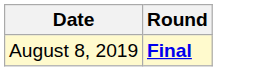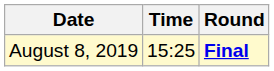+ column: (171, 19)
